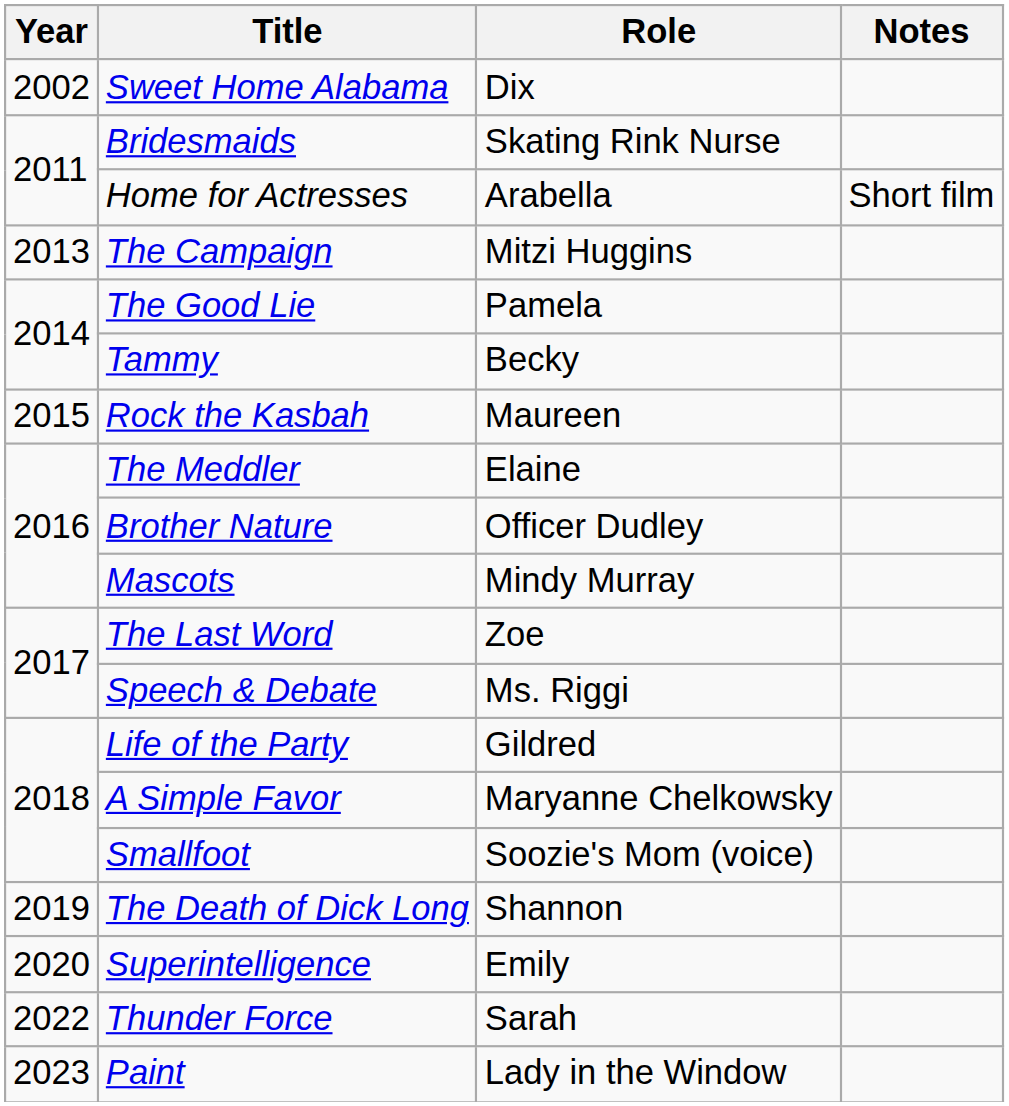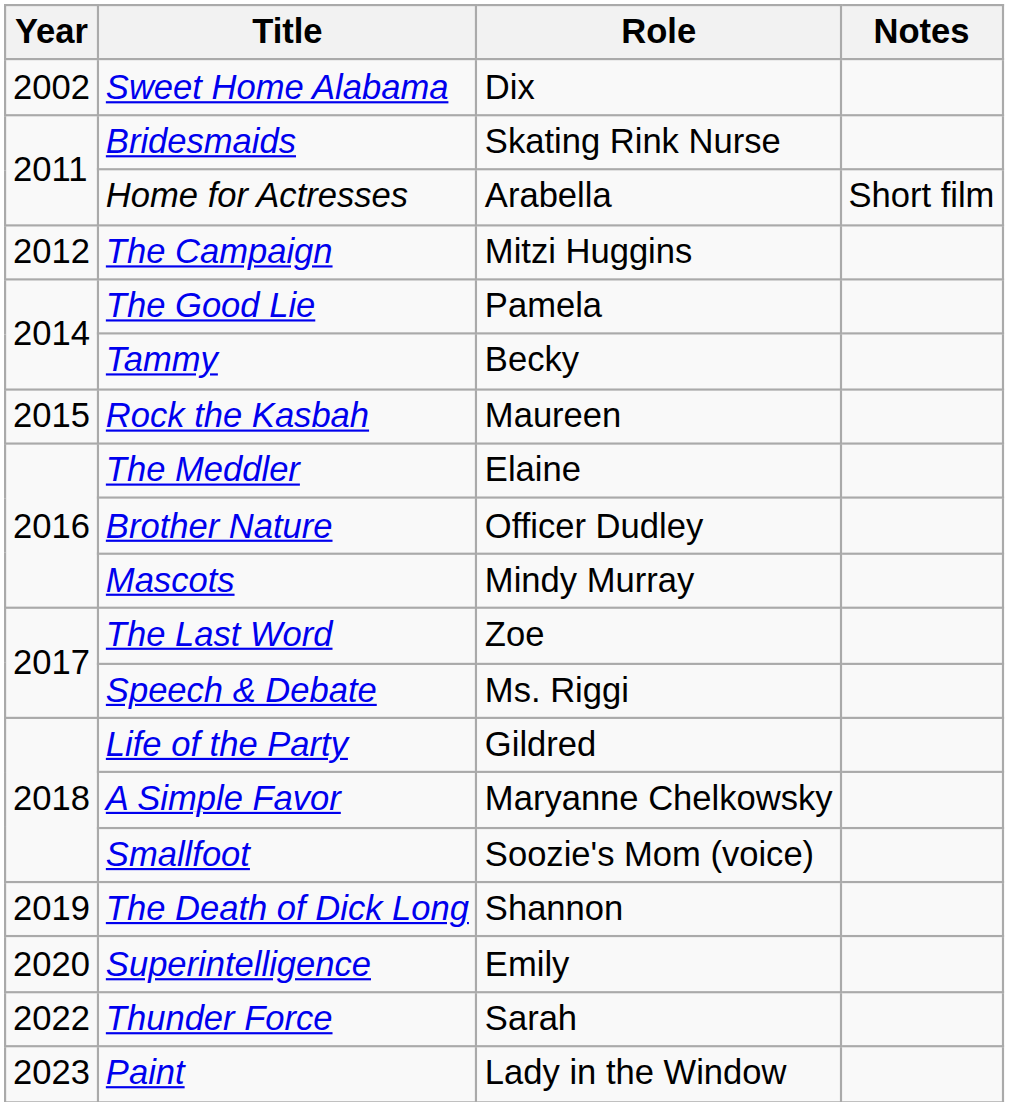(51, 251) 2013 -> (51, 251) 2012
